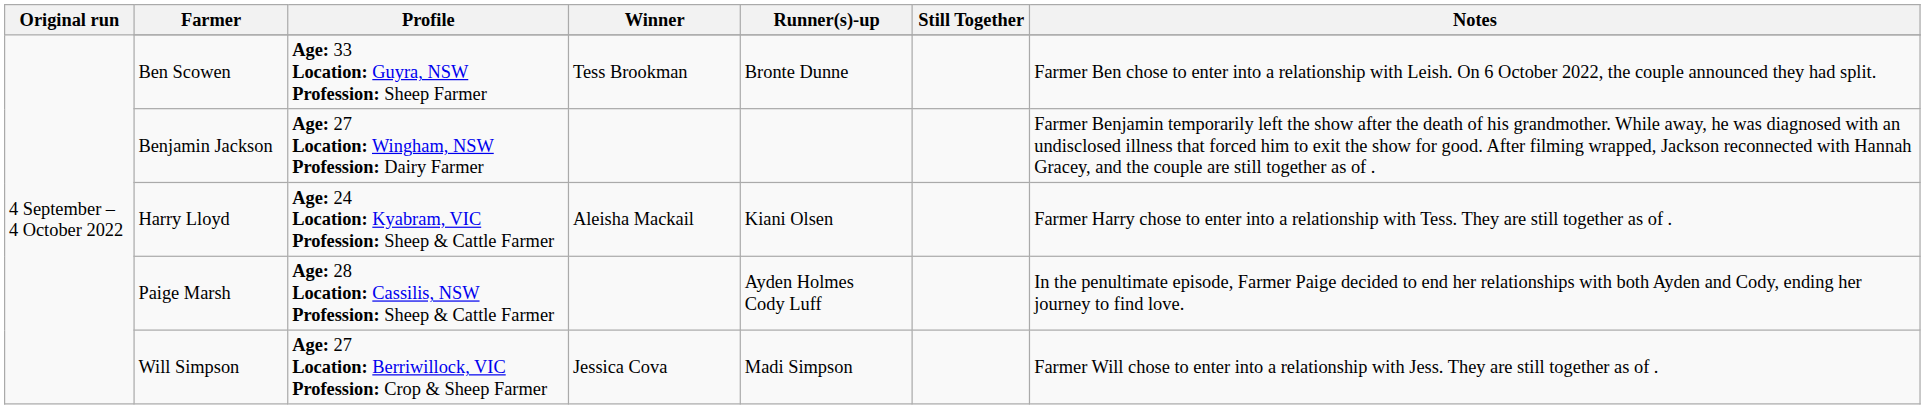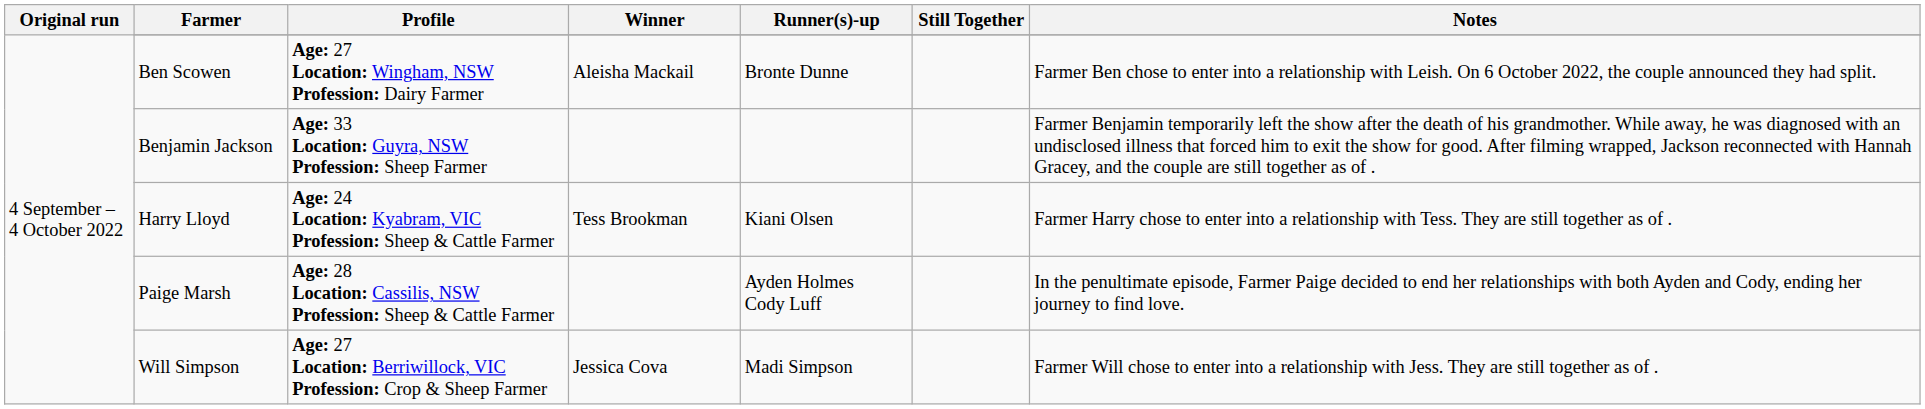(389, 71) Age: 33 Location: Guyra, NSW Profession: Sheep Farmer -> (393, 71) Age: 27 Location: Wingham, NSW Profession: Dairy Farmer
(630, 71) Tess Brookman -> (633, 71) Aleisha Mackail
(393, 145) Age: 27 Location: Wingham, NSW Profession: Dairy Farmer -> (389, 145) Age: 33 Location: Guyra, NSW Profession: Sheep Farmer
(633, 219) Aleisha Mackail -> (630, 219) Tess Brookman
